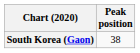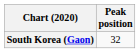(116, 39) 38 -> (116, 39) 32
